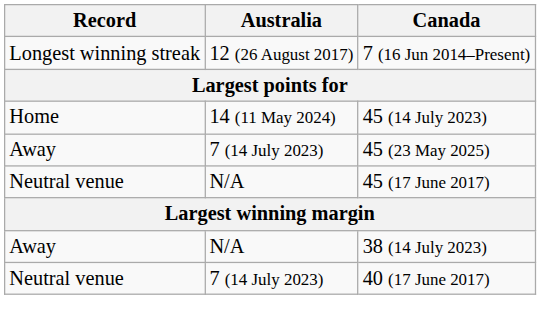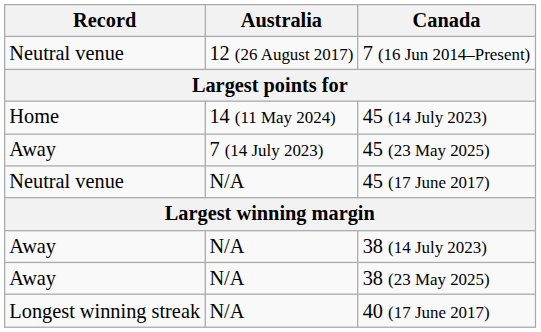(105, 52) Longest winning streak -> (67, 52) Neutral venue
+ row: (426, 278)
(67, 278) Neutral venue -> (105, 310) Longest winning streak
(266, 278) 7 (14 July 2023) -> (227, 310) N/A
